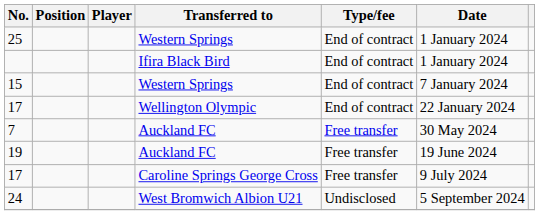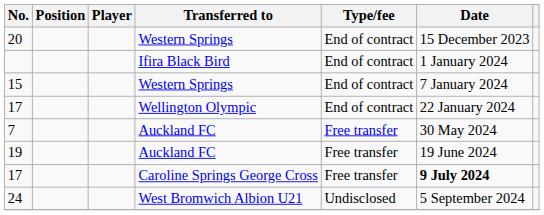+ row: (15, 38)
- row: (15, 38)
(453, 175) normal -> (455, 175) bold
